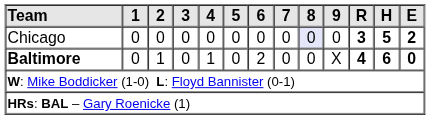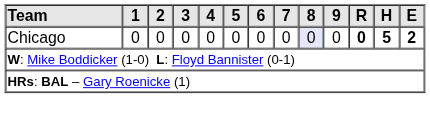(361, 37) 3 -> (361, 37) 0
- row: (44, 59)
